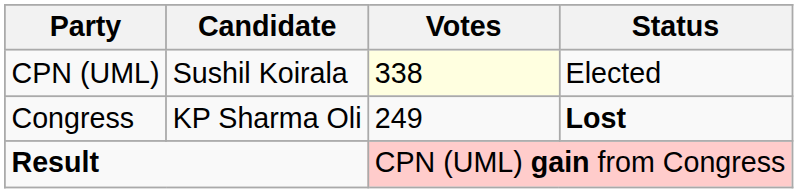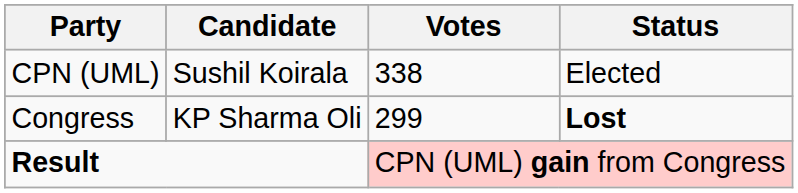(399, 72) lightyellow background -> (399, 72) no background
(399, 118) 249 -> (399, 118) 299
